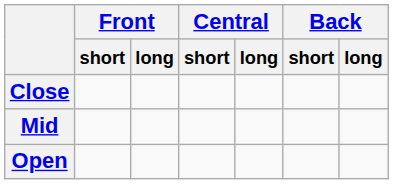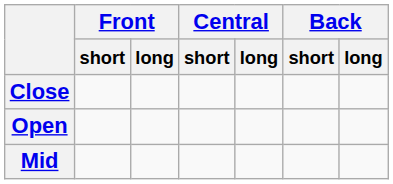rows swapped: (40, 126) <-> (40, 160)
